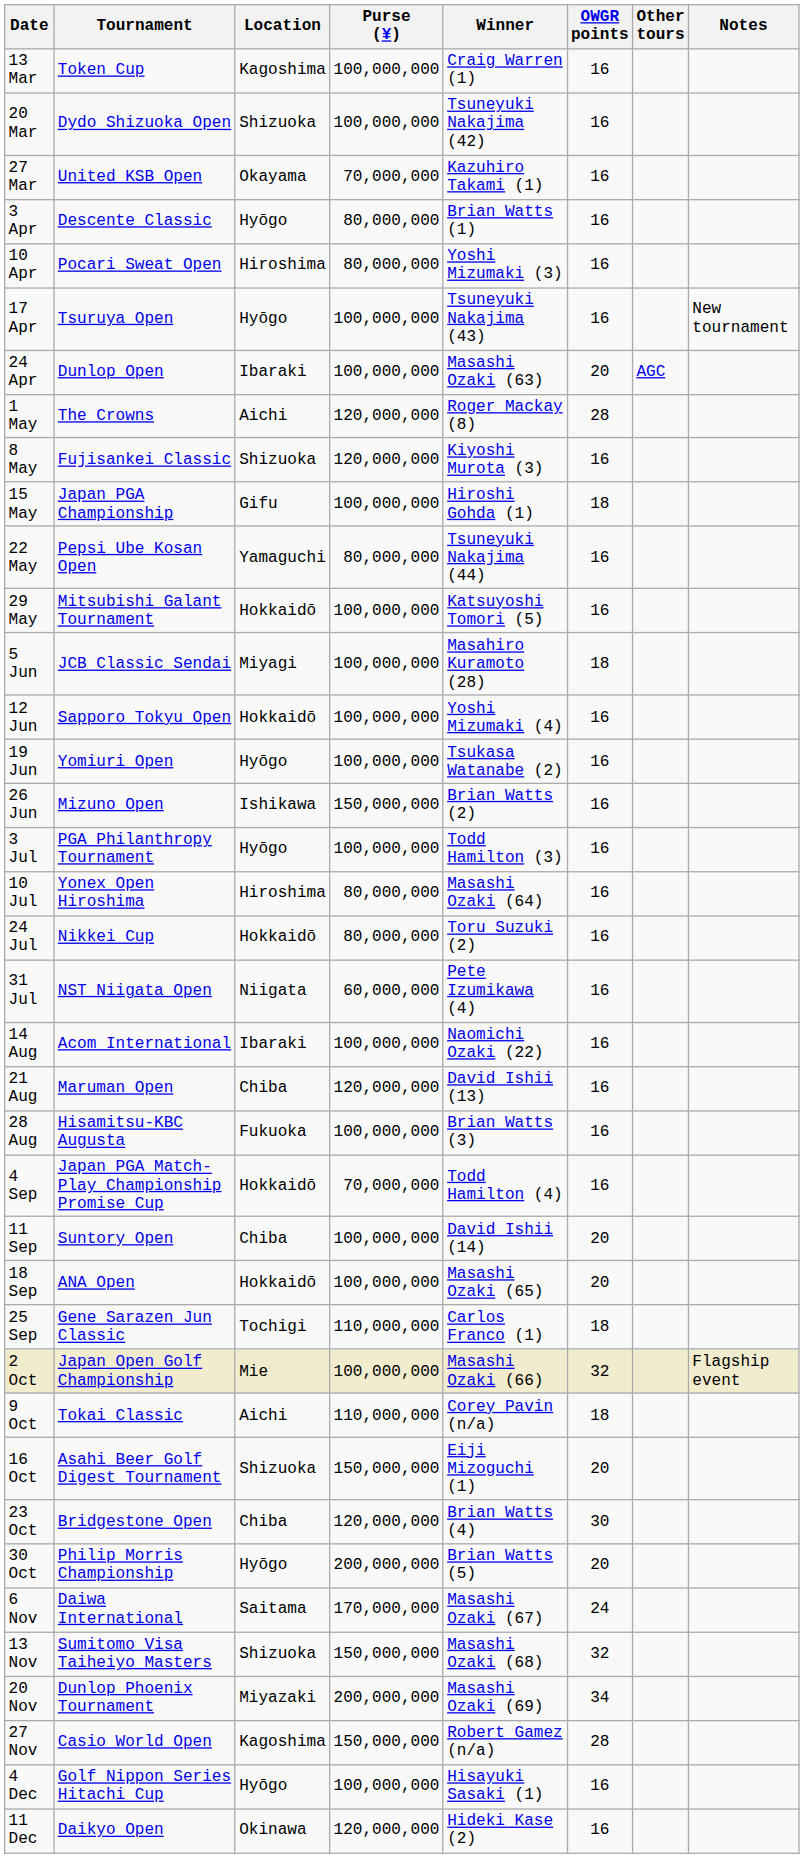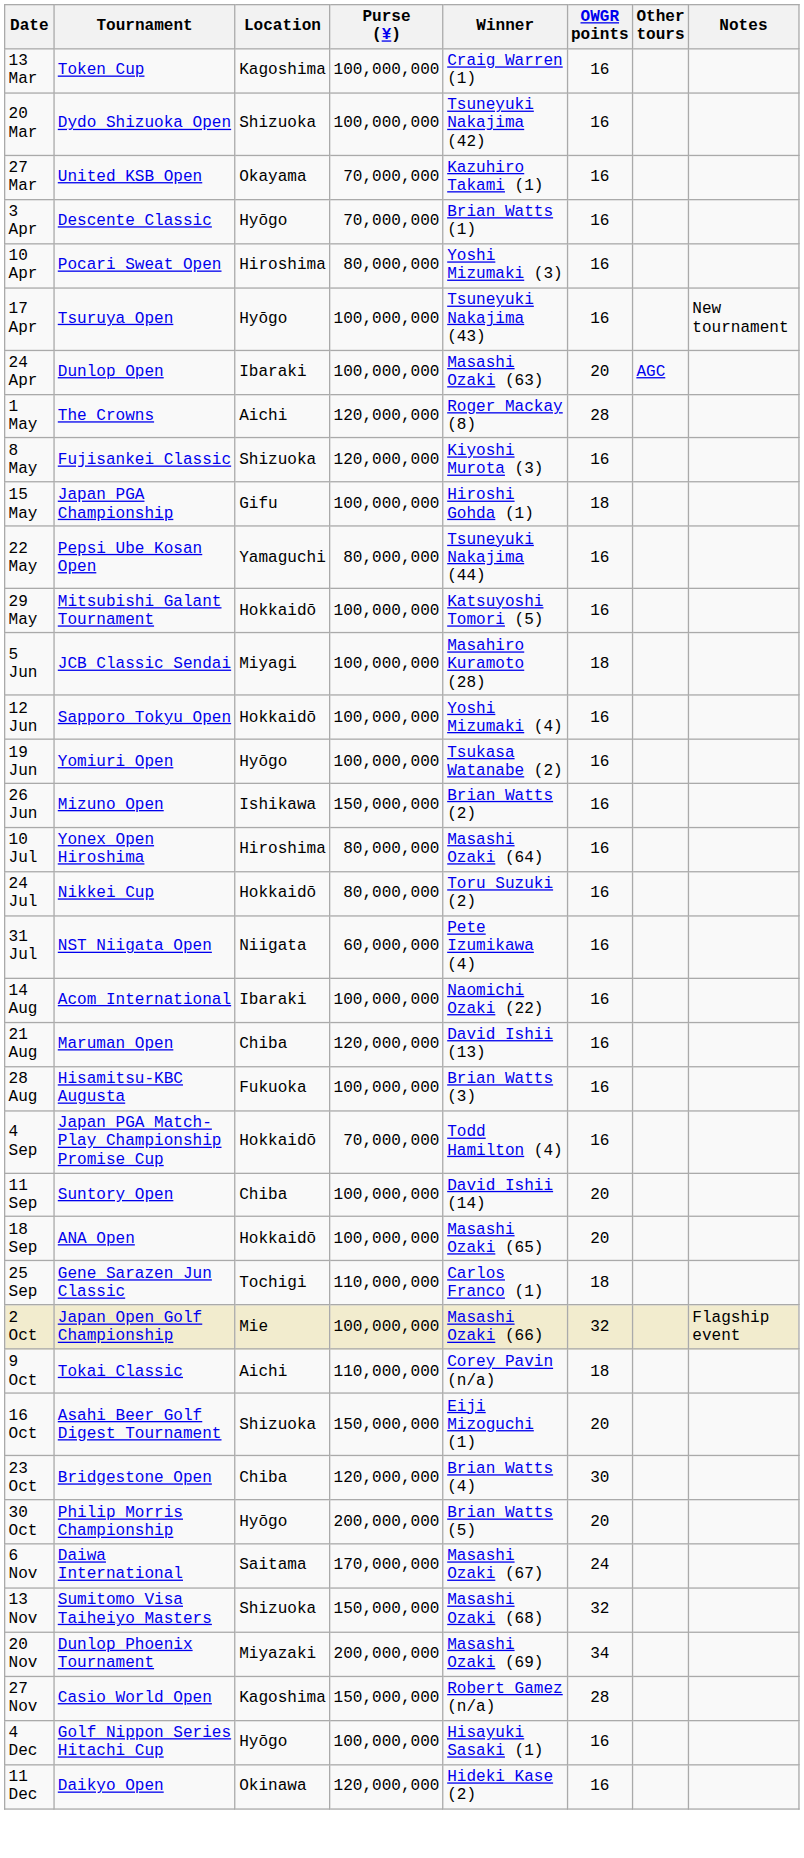(391, 222) 80,000,000 -> (391, 222) 70,000,000
- row: (23, 850)
